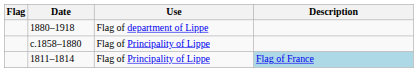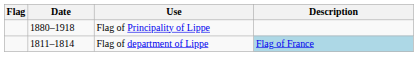(152, 28) Flag of department of Lippe -> (153, 28) Flag of Principality of Lippe
- row: (56, 43)
(153, 59) Flag of Principality of Lippe -> (152, 43) Flag of department of Lippe
